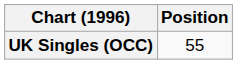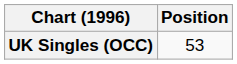(195, 45) 55 -> (195, 45) 53
